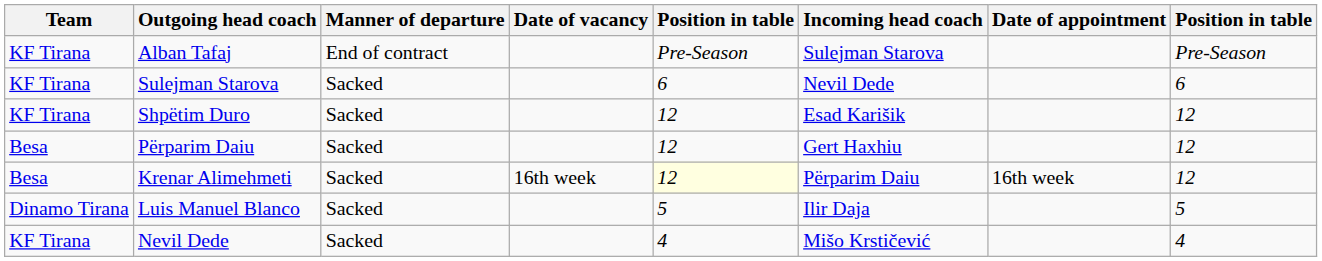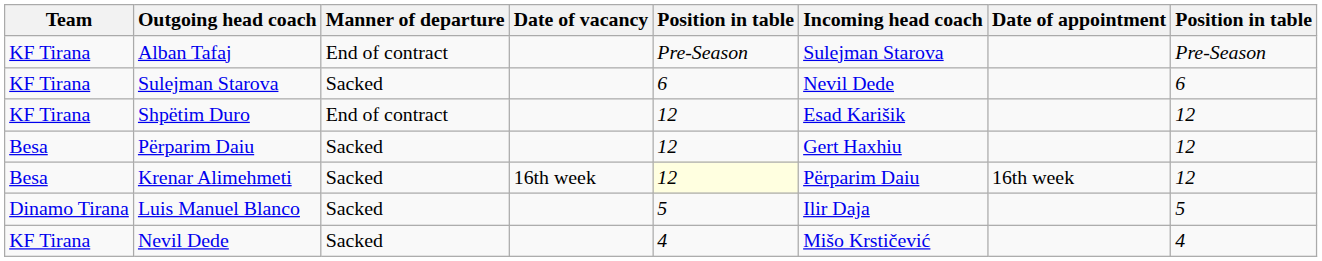(354, 114) Sacked -> (387, 114) End of contract
